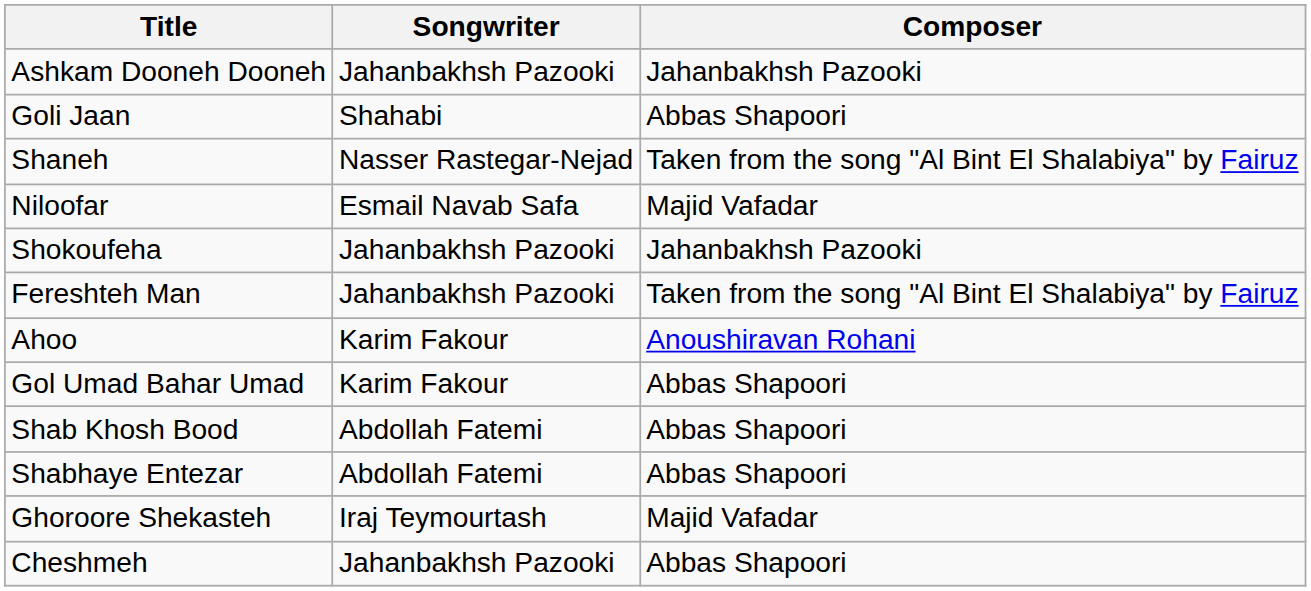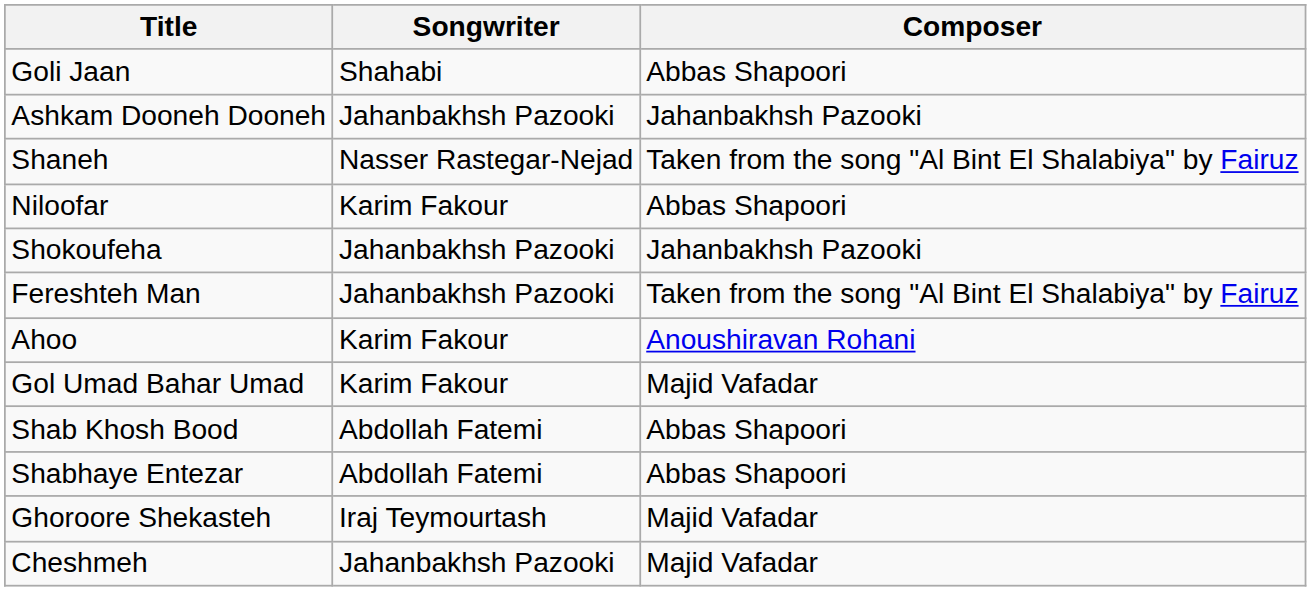rows swapped: (169, 71) <-> (71, 116)
(459, 205) Esmail Navab Safa -> (424, 205) Karim Fakour
(732, 205) Majid Vafadar -> (746, 205) Abbas Shapoori
(746, 384) Abbas Shapoori -> (732, 384) Majid Vafadar
(746, 562) Abbas Shapoori -> (732, 562) Majid Vafadar
